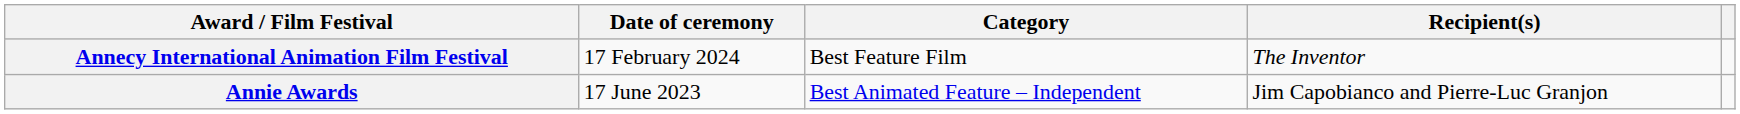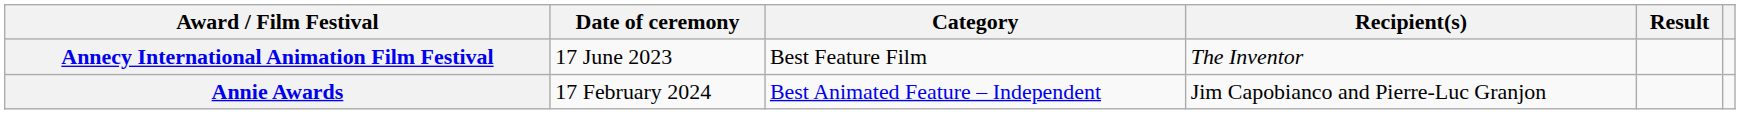+ column: (1679, 21)
(662, 56) 17 February 2024 -> (614, 56) 17 June 2023
(642, 91) 17 June 2023 -> (633, 91) 17 February 2024
